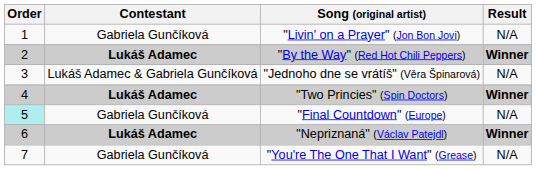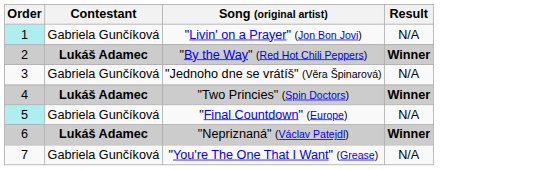(25, 34) no background -> (25, 34) paleturquoise background
(153, 74) Lukáš Adamec & Gabriela Gunčíková -> (103, 74) Gabriela Gunčíková
